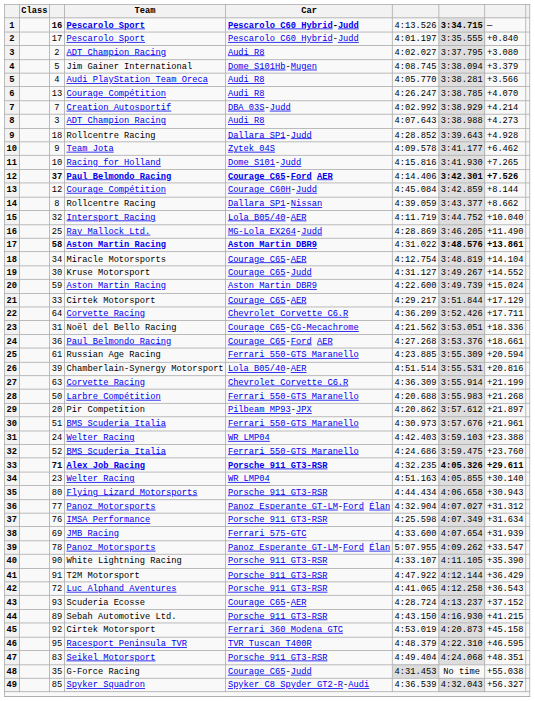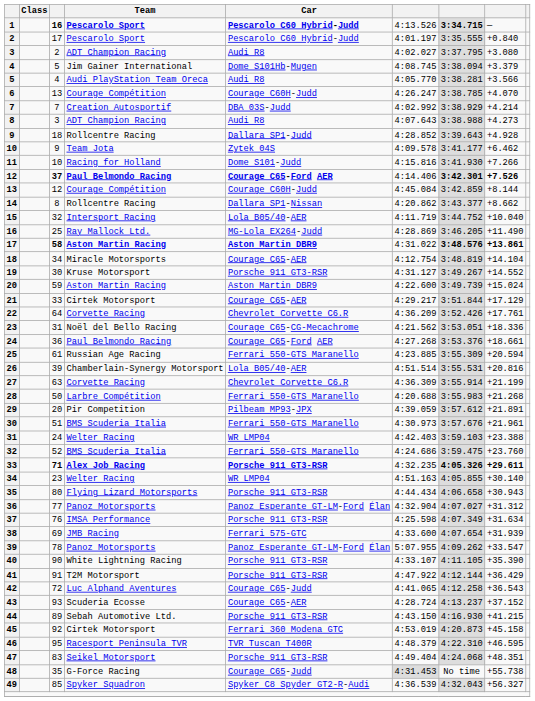(246, 94) Audi R8 -> (272, 94) Courage C60H-Judd
(503, 163) +7.265 -> (503, 163) +7.266
(416, 204) 4:39.059 -> (416, 204) 4:20.862
(270, 273) Courage C65-Judd -> (278, 273) Porsche 911 GT3-RSR
(505, 314) +17.711 -> (505, 314) +17.761
(416, 410) 4:20.862 -> (416, 410) 4:39.059
(505, 410) +21.897 -> (505, 410) +21.891
(278, 589) Porsche 911 GT3-RSR -> (270, 589) Courage C65-Judd
(505, 671) +55.038 -> (505, 671) +55.738
